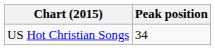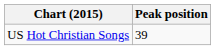(141, 34) 34 -> (141, 34) 39
